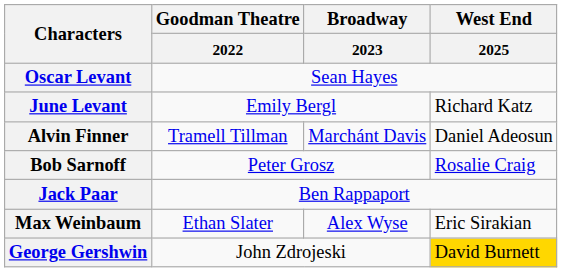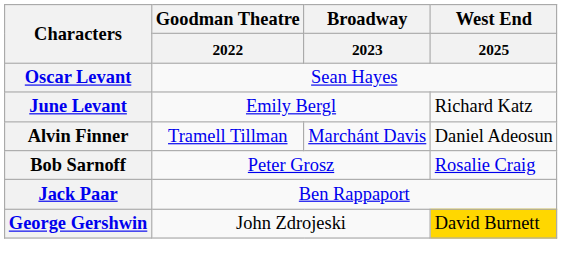- row: (78, 223)
